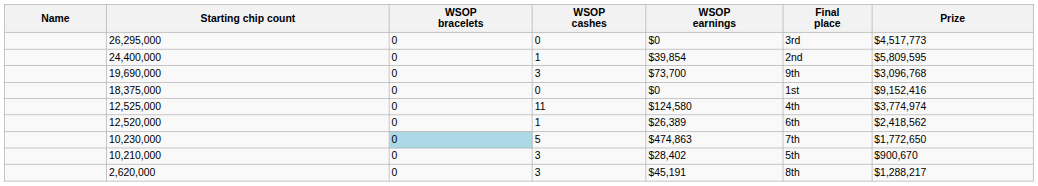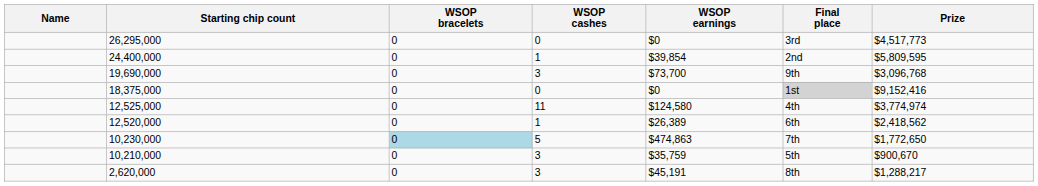(792, 90) no background -> (792, 90) lightgrey background
(667, 156) $28,402 -> (667, 156) $35,759
